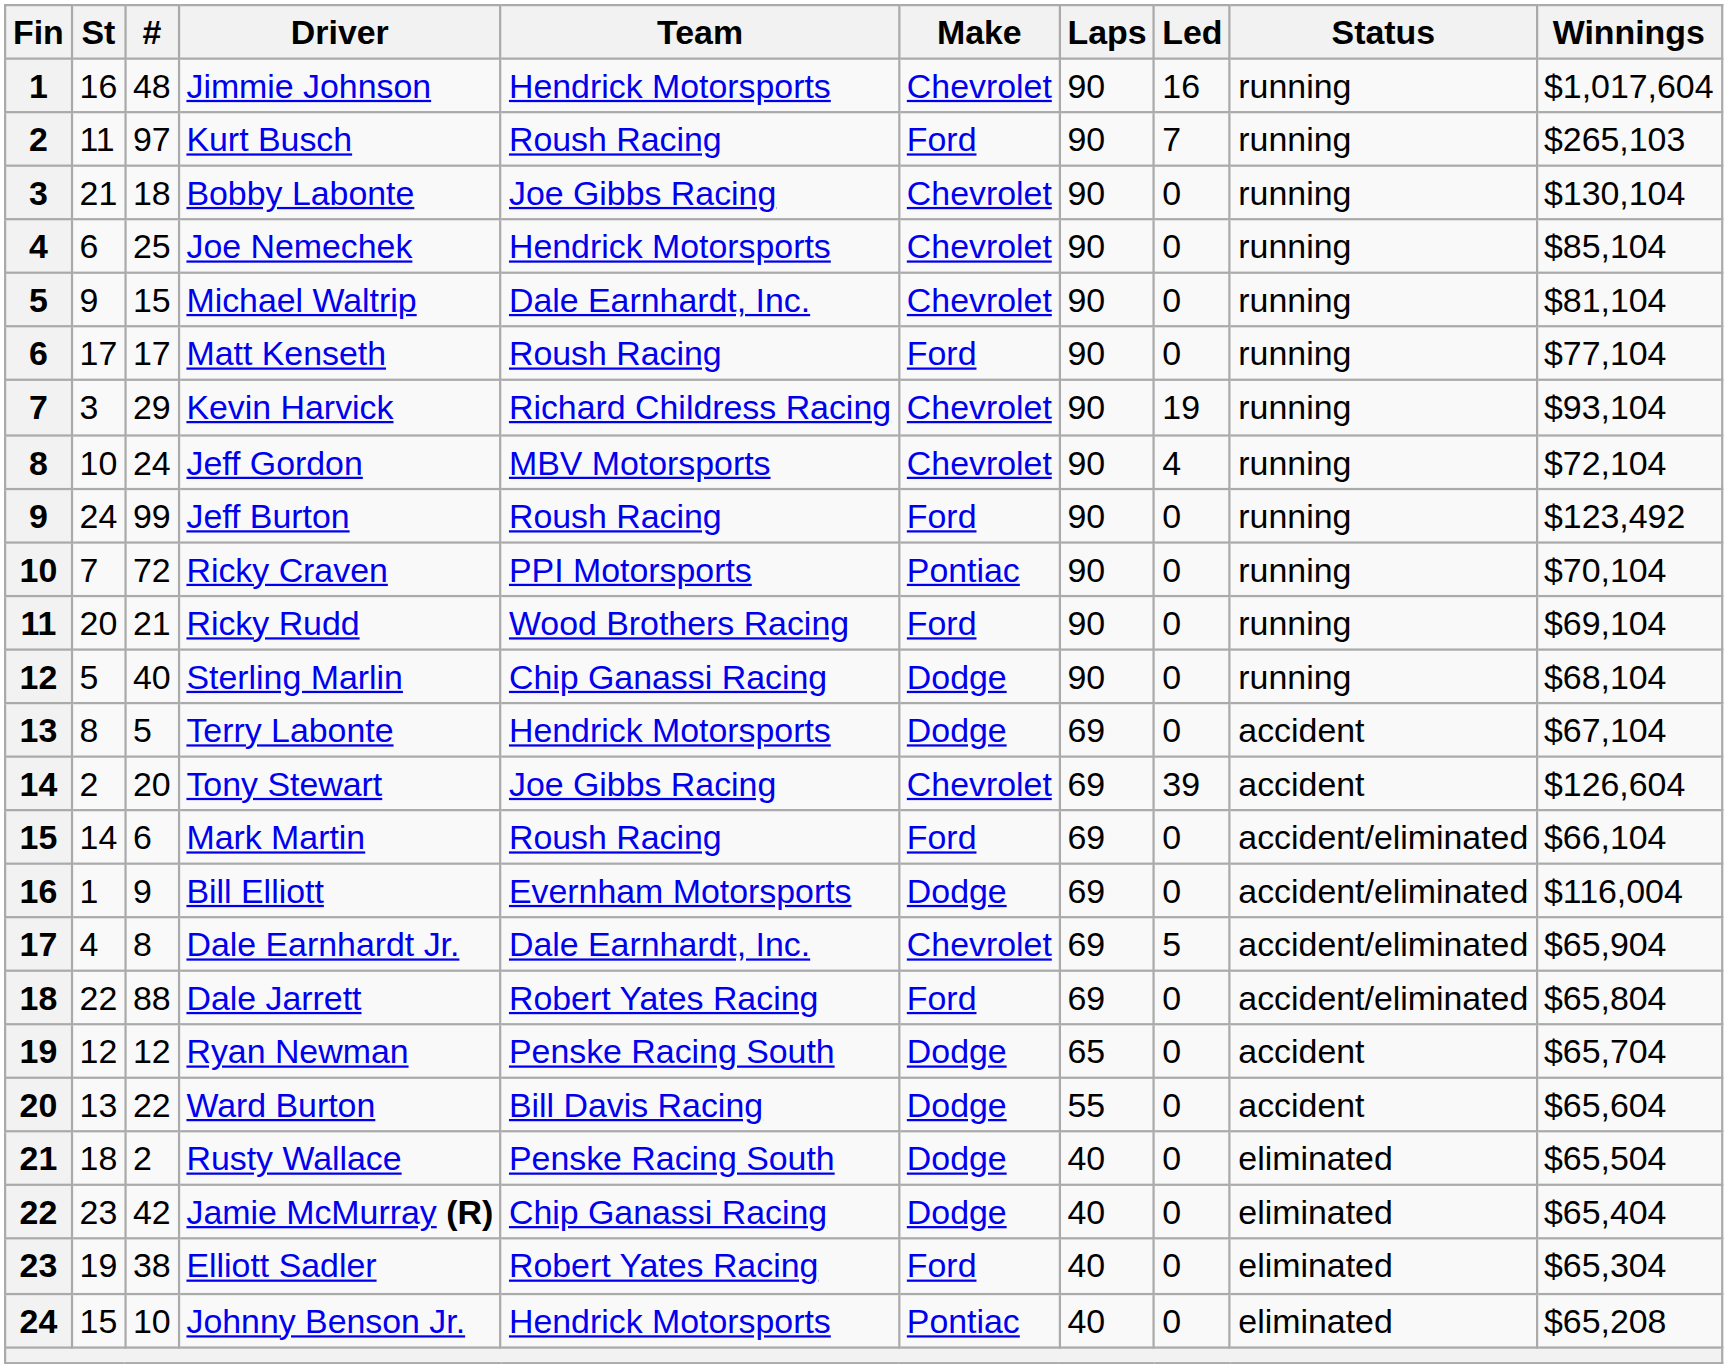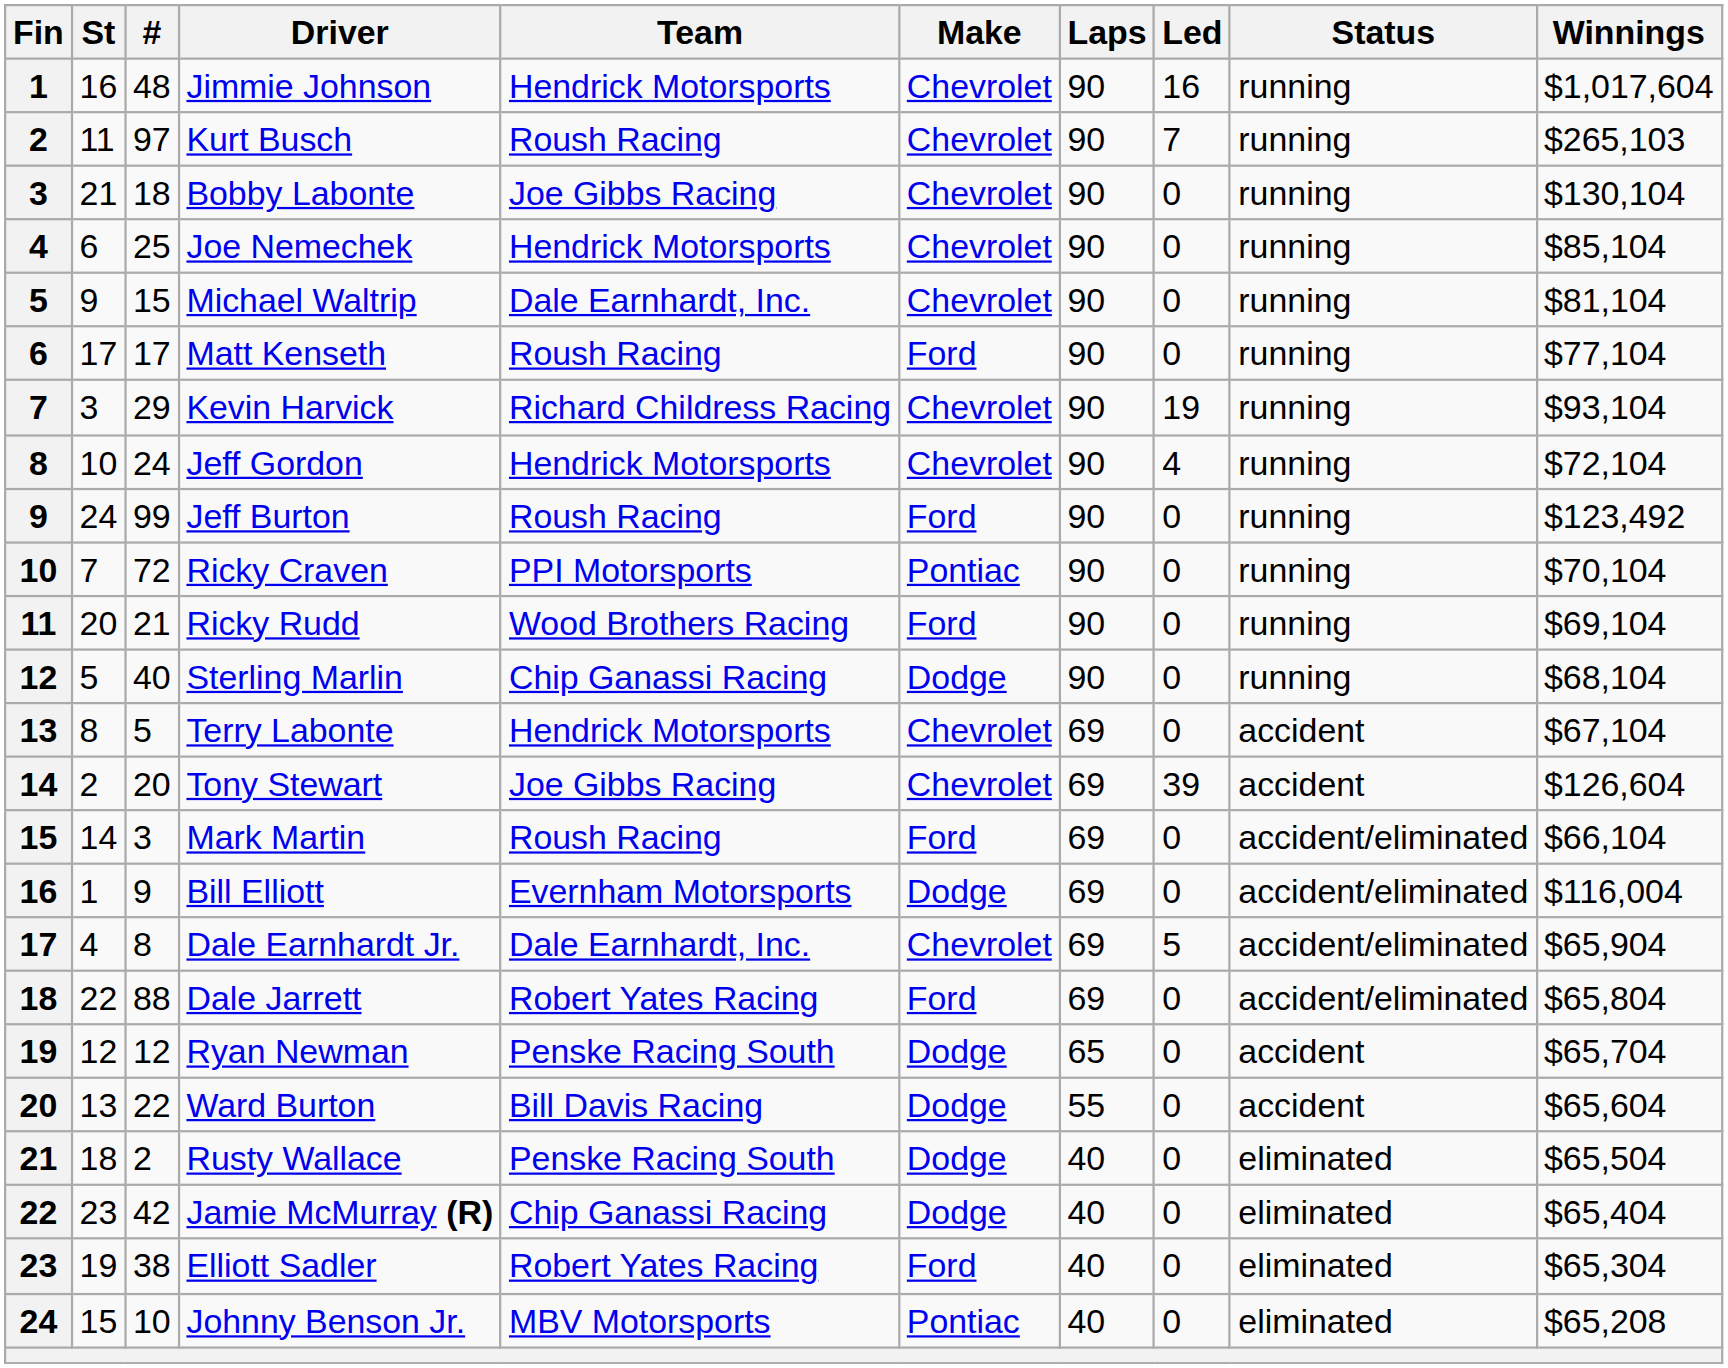(942, 139) Ford -> (979, 139) Chevrolet
(640, 461) MBV Motorsports -> (670, 461) Hendrick Motorsports
(957, 730) Dodge -> (979, 730) Chevrolet
(142, 837) 6 -> (142, 837) 3
(670, 1320) Hendrick Motorsports -> (640, 1320) MBV Motorsports
